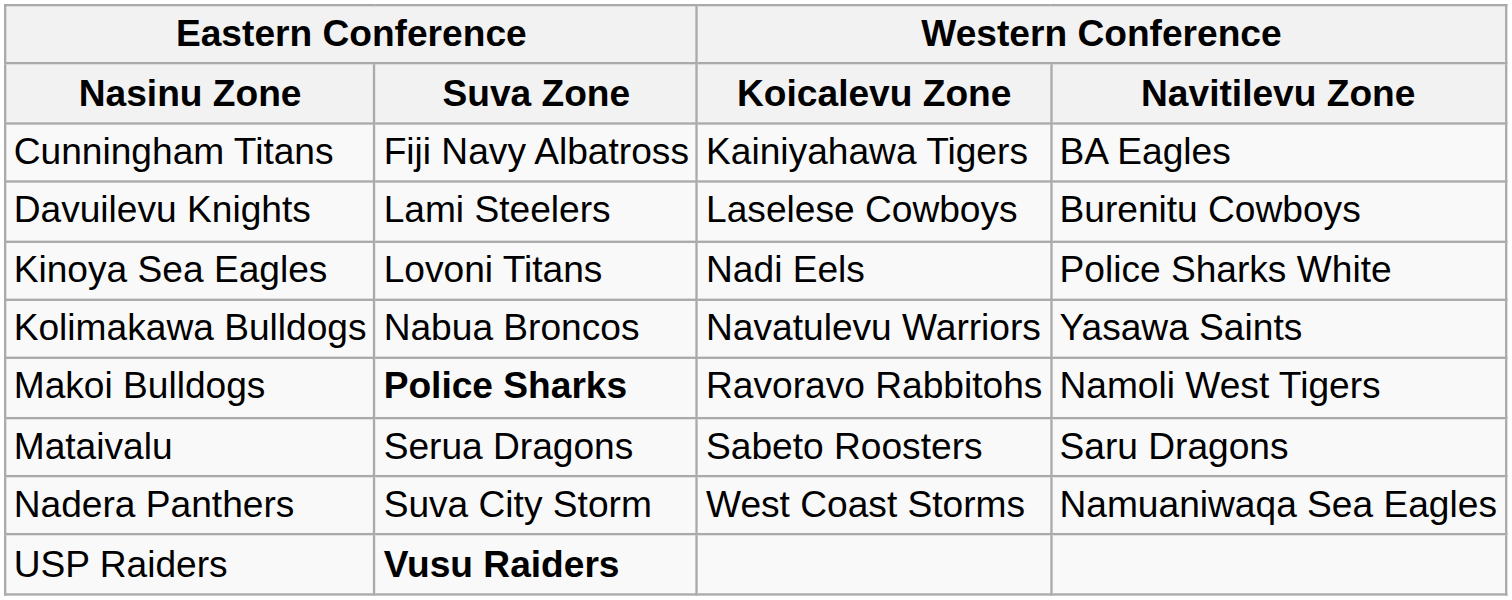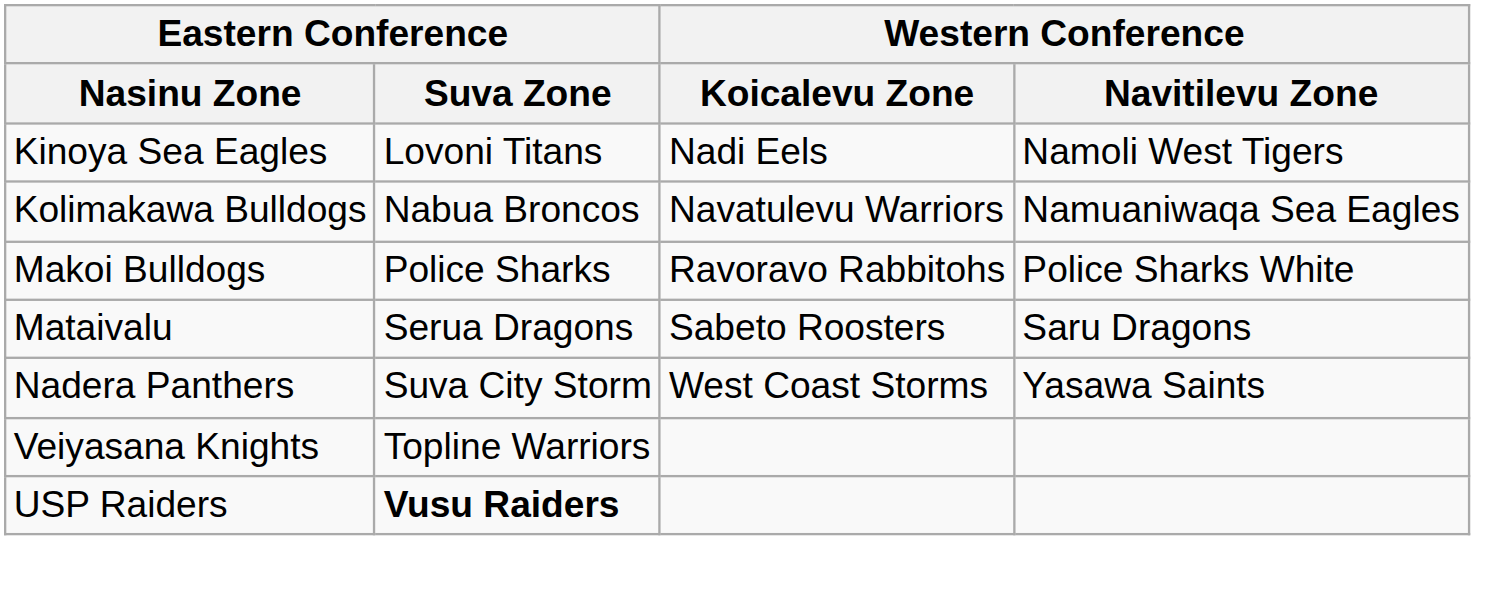- row: (174, 151)
- row: (162, 210)
(1226, 269) Police Sharks White -> (1183, 151) Namoli West Tigers
(1181, 328) Yasawa Saints -> (1241, 210) Namuaniwaqa Sea Eagles
(505, 387) bold -> (497, 269) normal
(1220, 387) Namoli West Tigers -> (1188, 269) Police Sharks White
(1278, 504) Namuaniwaqa Sea Eagles -> (1144, 387) Yasawa Saints
+ row: (166, 446)
